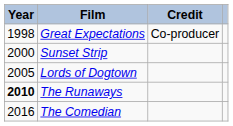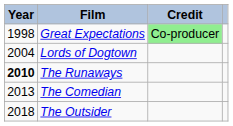(185, 34) no background -> (185, 34) lightgreen background
- row: (74, 53)
(21, 73) 2005 -> (21, 53) 2004
(21, 112) 2016 -> (21, 92) 2013
+ row: (76, 112)
